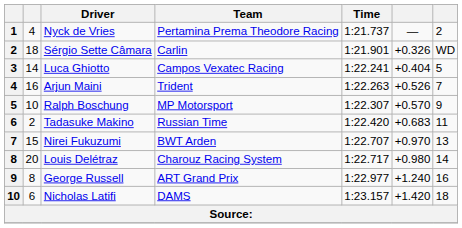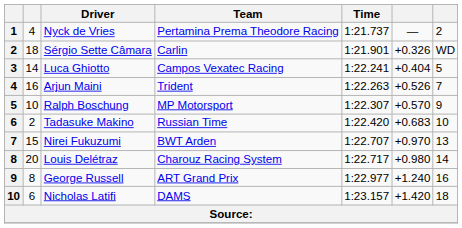(442, 122) 11 -> (442, 122) 10
